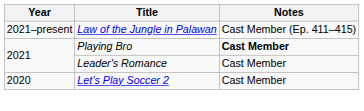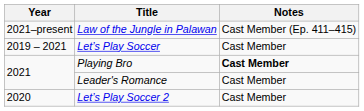+ row: (119, 47)
